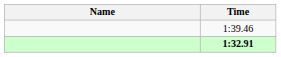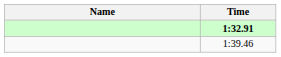rows swapped: (238, 44) <-> (238, 28)
